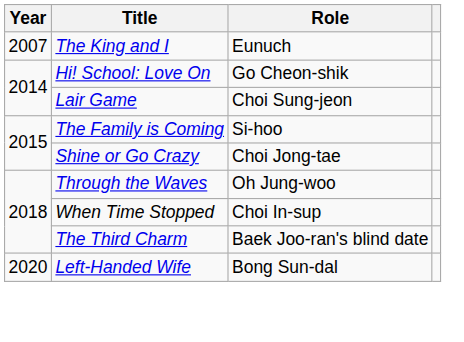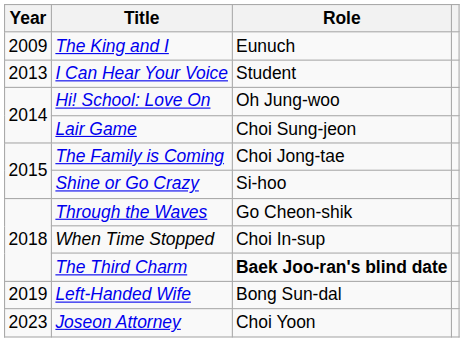(28, 45) 2007 -> (28, 45) 2009
+ row: (142, 73)
(290, 73) Go Cheon-shik -> (288, 101) Oh Jung-woo
(257, 128) Si-hoo -> (290, 156) Choi Jong-tae
(286, 156) Choi Jong-tae -> (261, 184) Si-hoo
(284, 184) Oh Jung-woo -> (294, 211) Go Cheon-shik
(330, 239) normal -> (342, 267) bold
(28, 267) 2020 -> (28, 294) 2019
+ row: (118, 322)
